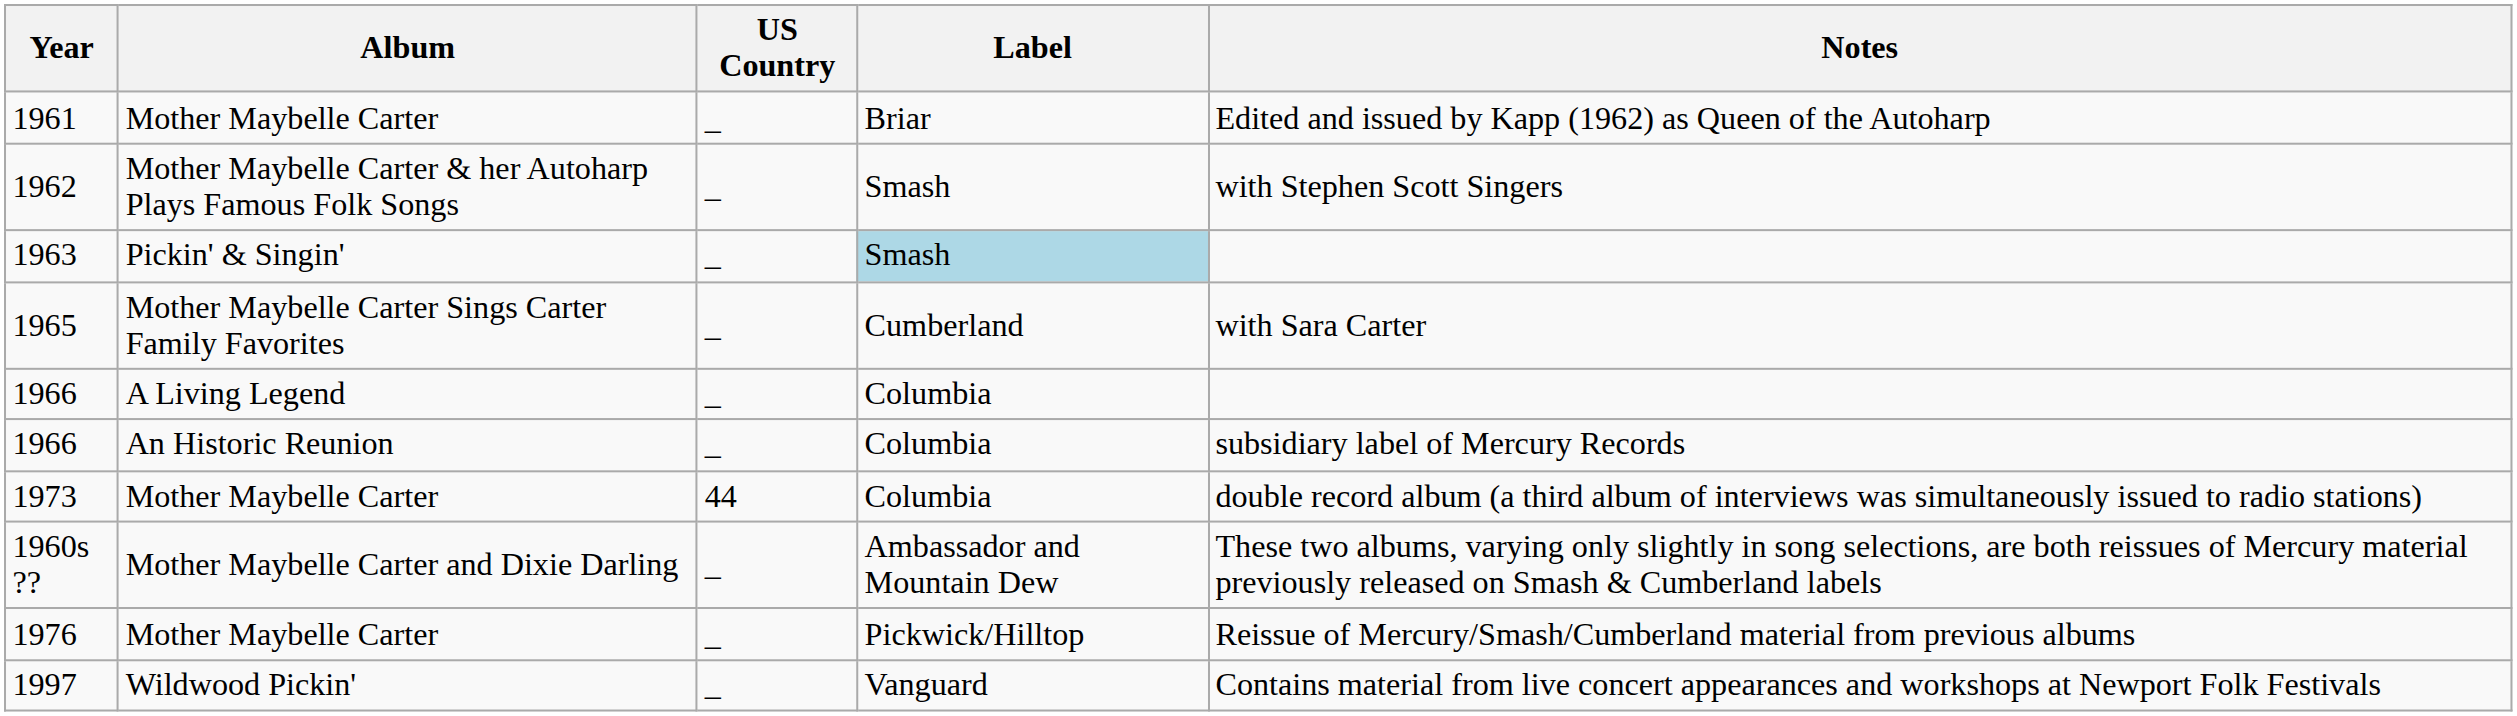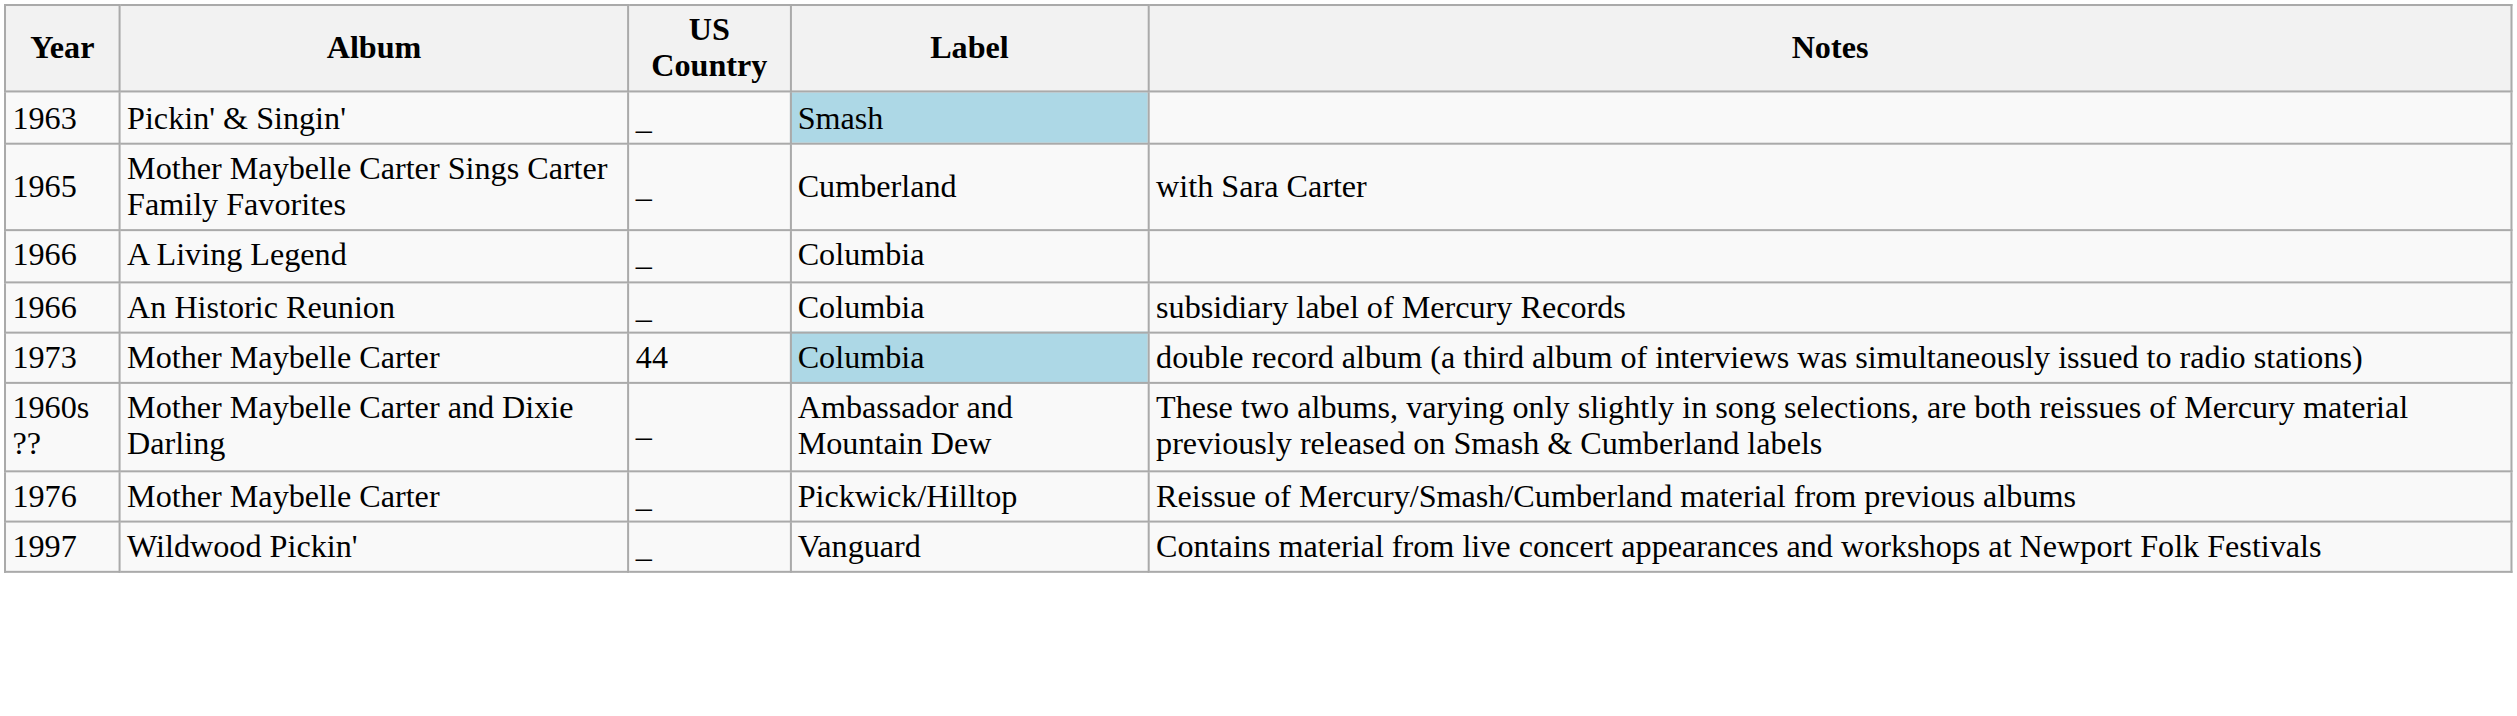- row: (45, 117)
- row: (45, 186)
(928, 495) no background -> (861, 357) lightblue background
